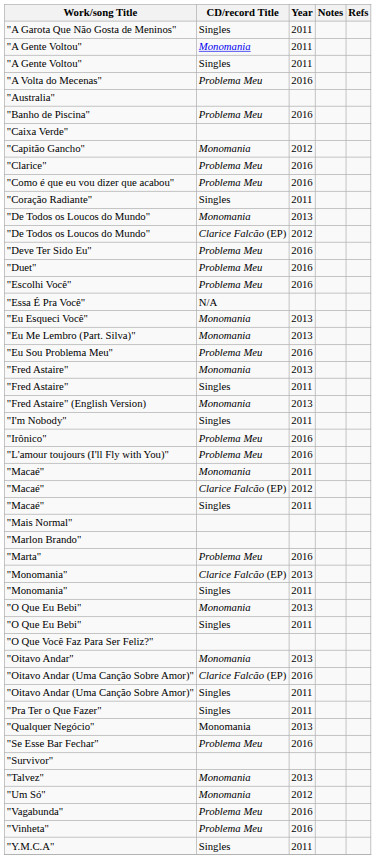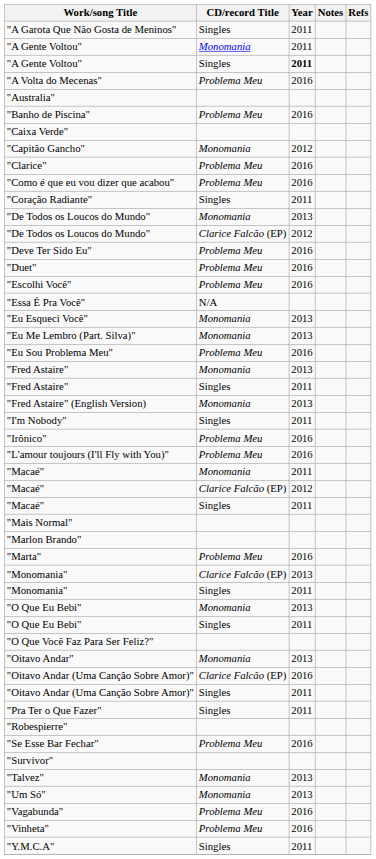(302, 64) normal -> (302, 64) bold
- row: (51, 727)
+ row: (37, 727)
(302, 795) 2012 -> (302, 795) 2013
